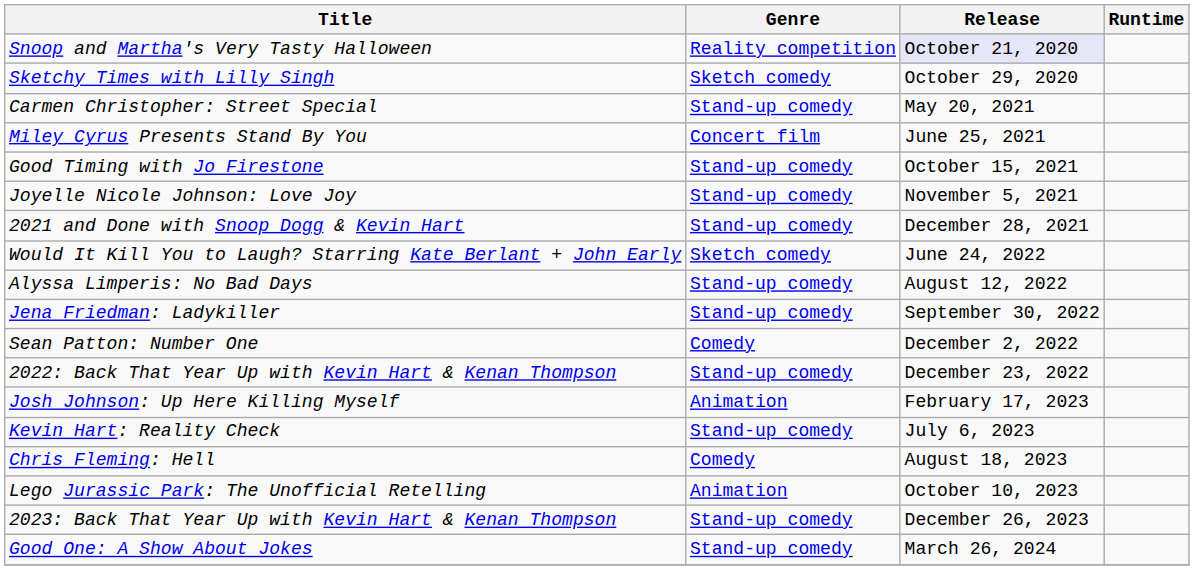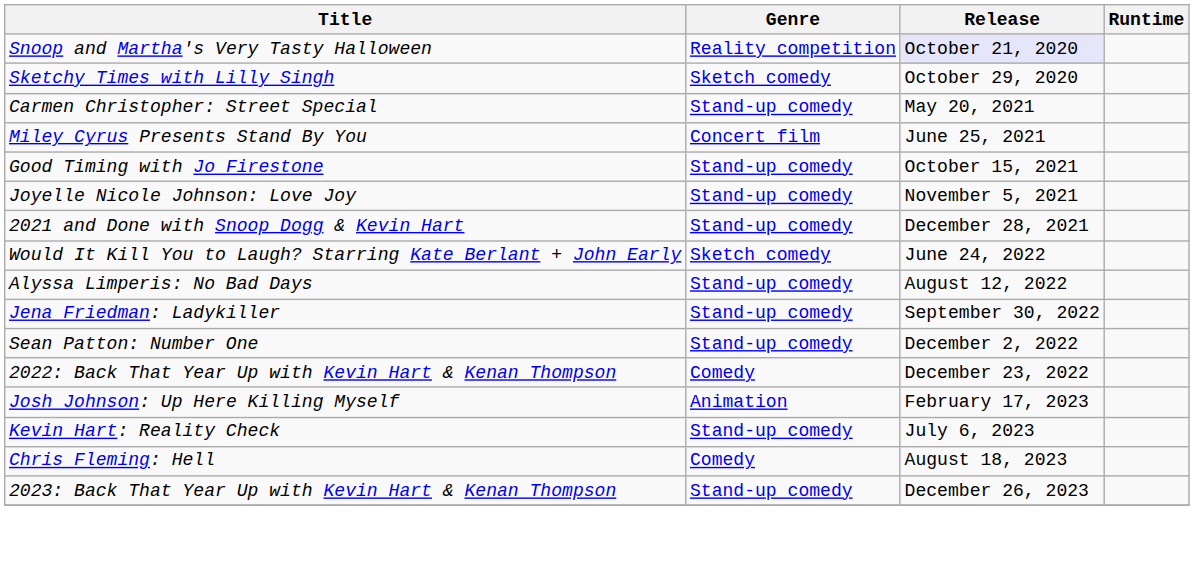(722, 343) Comedy -> (771, 343) Stand-up comedy
(771, 373) Stand-up comedy -> (722, 373) Comedy
- row: (248, 491)
- row: (161, 550)
